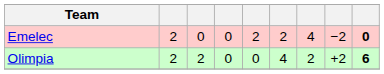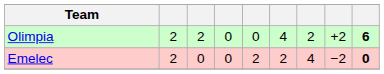rows swapped: (31, 58) <-> (30, 36)
